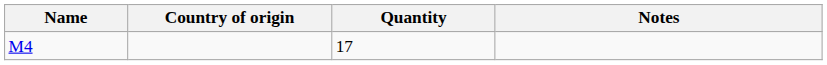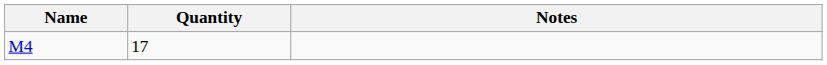- column: (229, 18)
